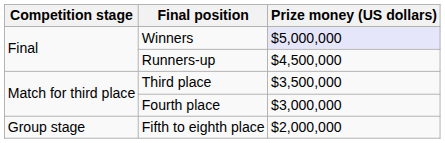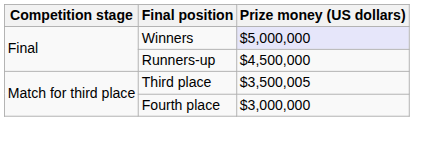(306, 82) $3,500,000 -> (275, 82) $3,500,005
- row: (203, 127)
